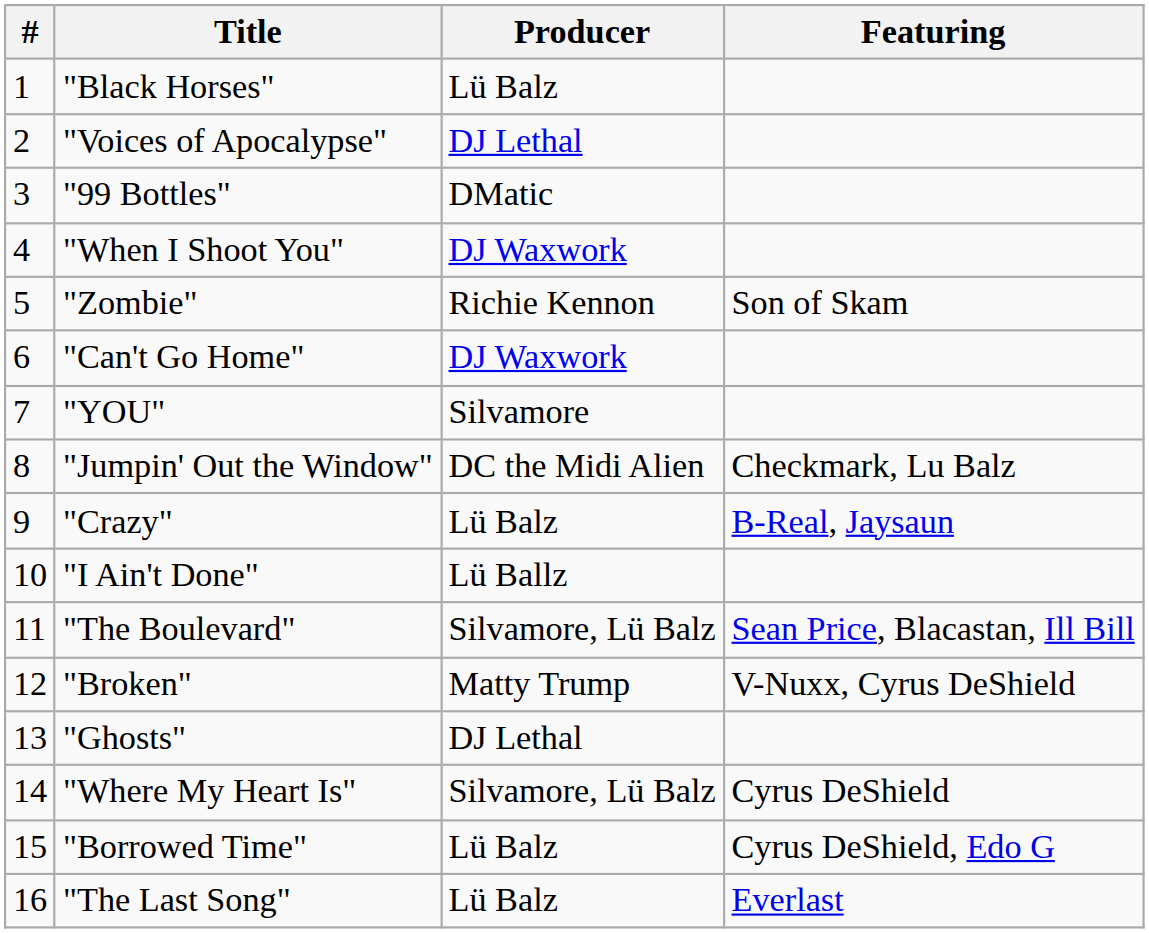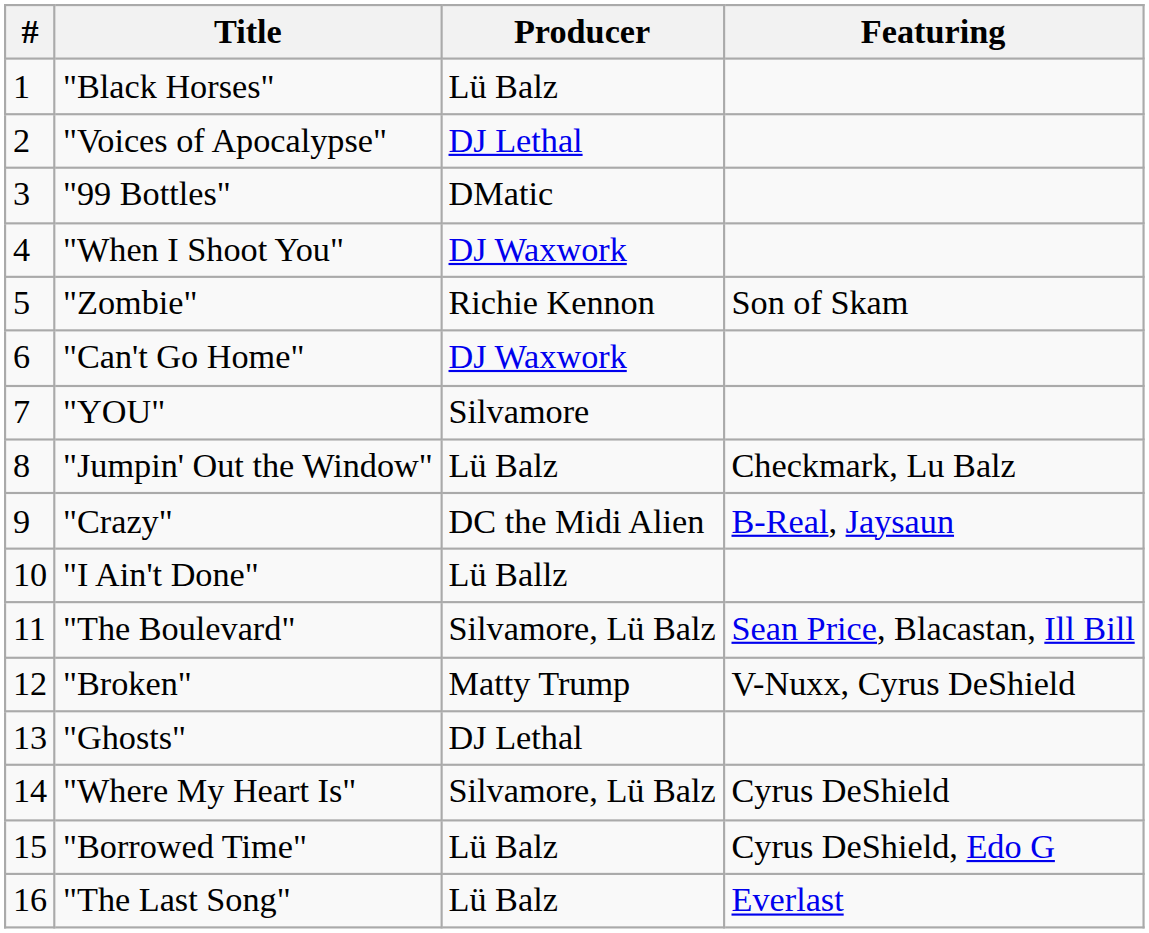(576, 466) DC the Midi Alien -> (503, 466) Lü Balz
(503, 520) Lü Balz -> (576, 520) DC the Midi Alien
